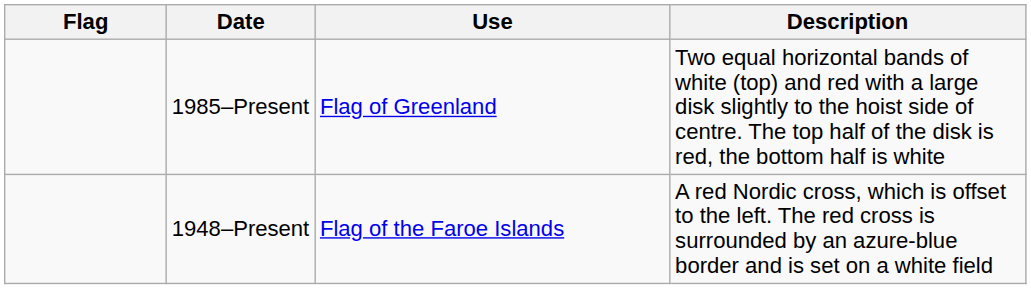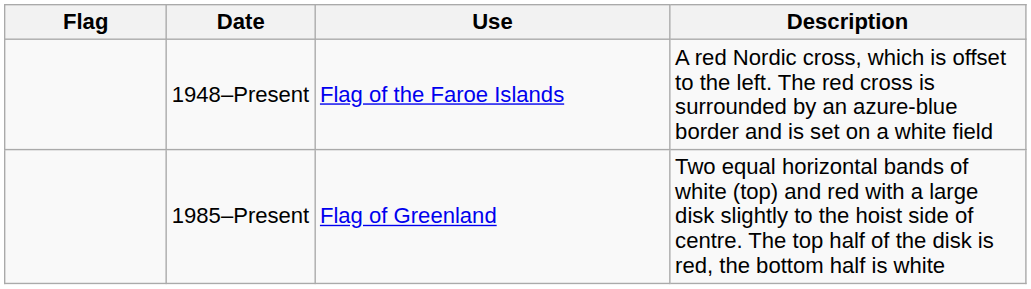rows swapped: (241, 228) <-> (241, 106)
